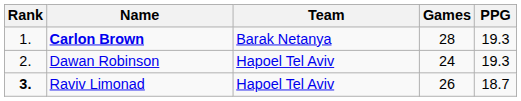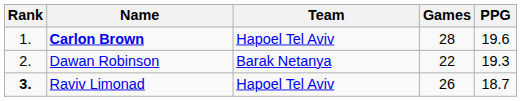(284, 38) Barak Netanya -> (285, 38) Hapoel Tel Aviv
(496, 38) 19.3 -> (496, 38) 19.6
(285, 61) Hapoel Tel Aviv -> (284, 61) Barak Netanya
(447, 61) 24 -> (447, 61) 22
